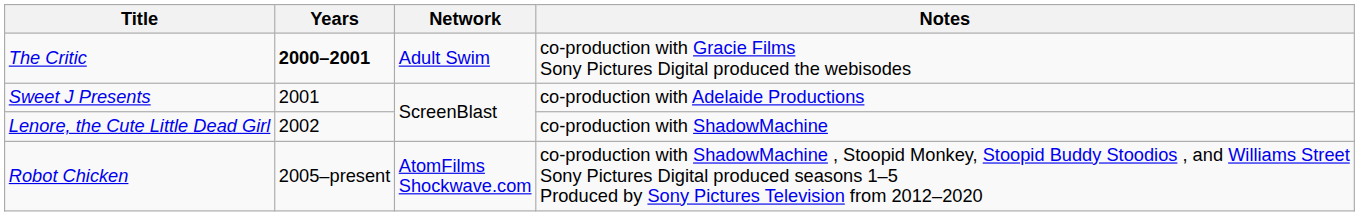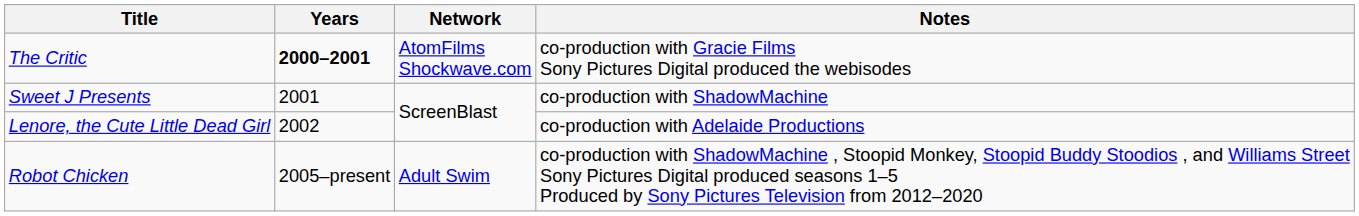(444, 58) Adult Swim -> (465, 58) AtomFilms Shockwave.com
(702, 97) co-production with Adelaide Productions -> (684, 97) co-production with ShadowMachine
(684, 126) co-production with ShadowMachine -> (702, 126) co-production with Adelaide Productions
(465, 175) AtomFilms Shockwave.com -> (444, 175) Adult Swim
